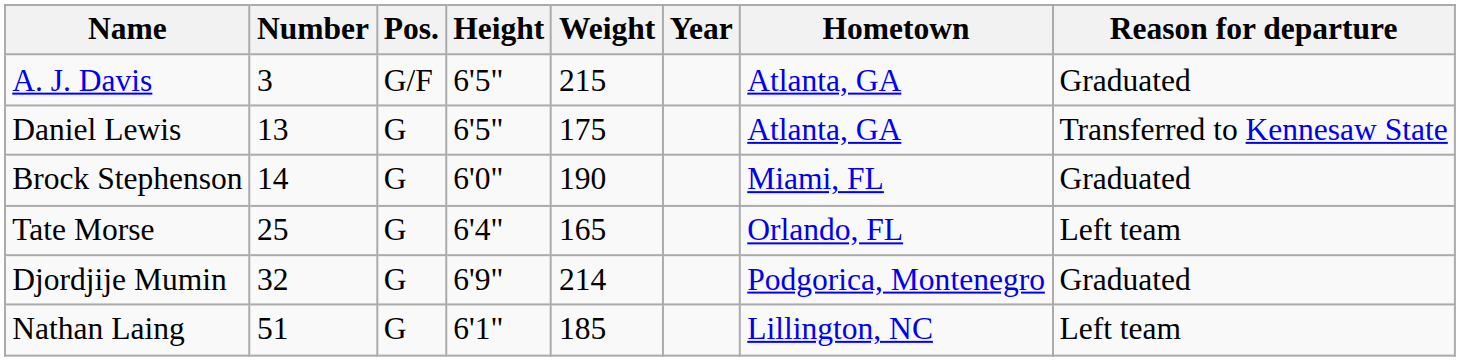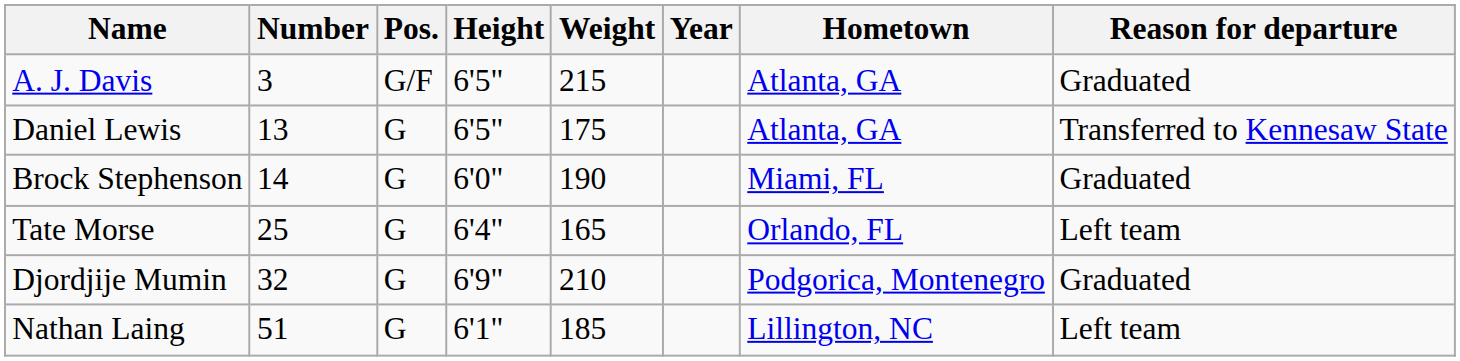(583, 279) 214 -> (583, 279) 210
